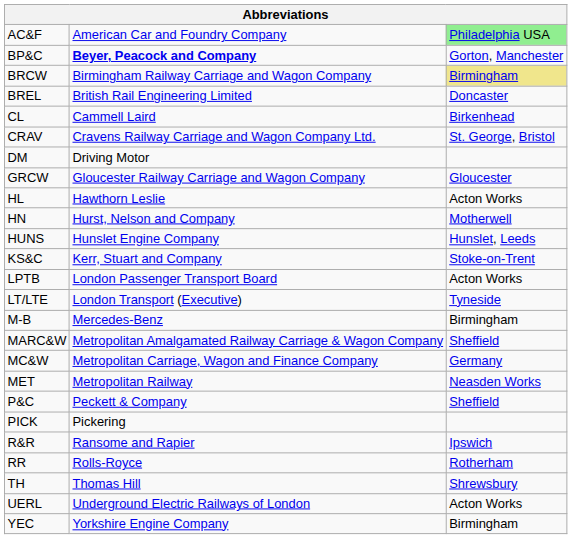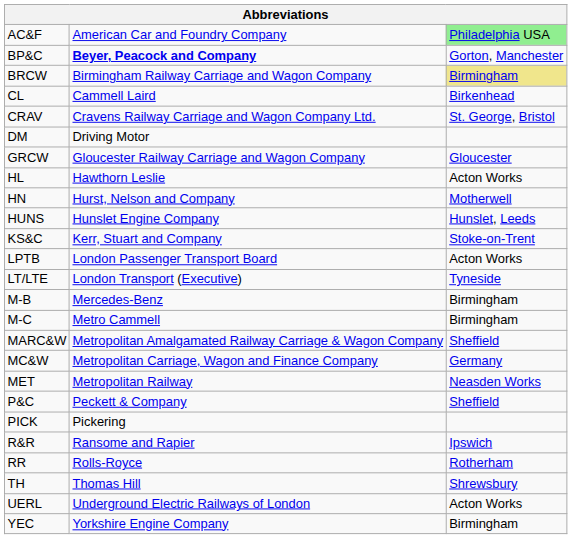- row: (24, 96)
+ row: (20, 320)
